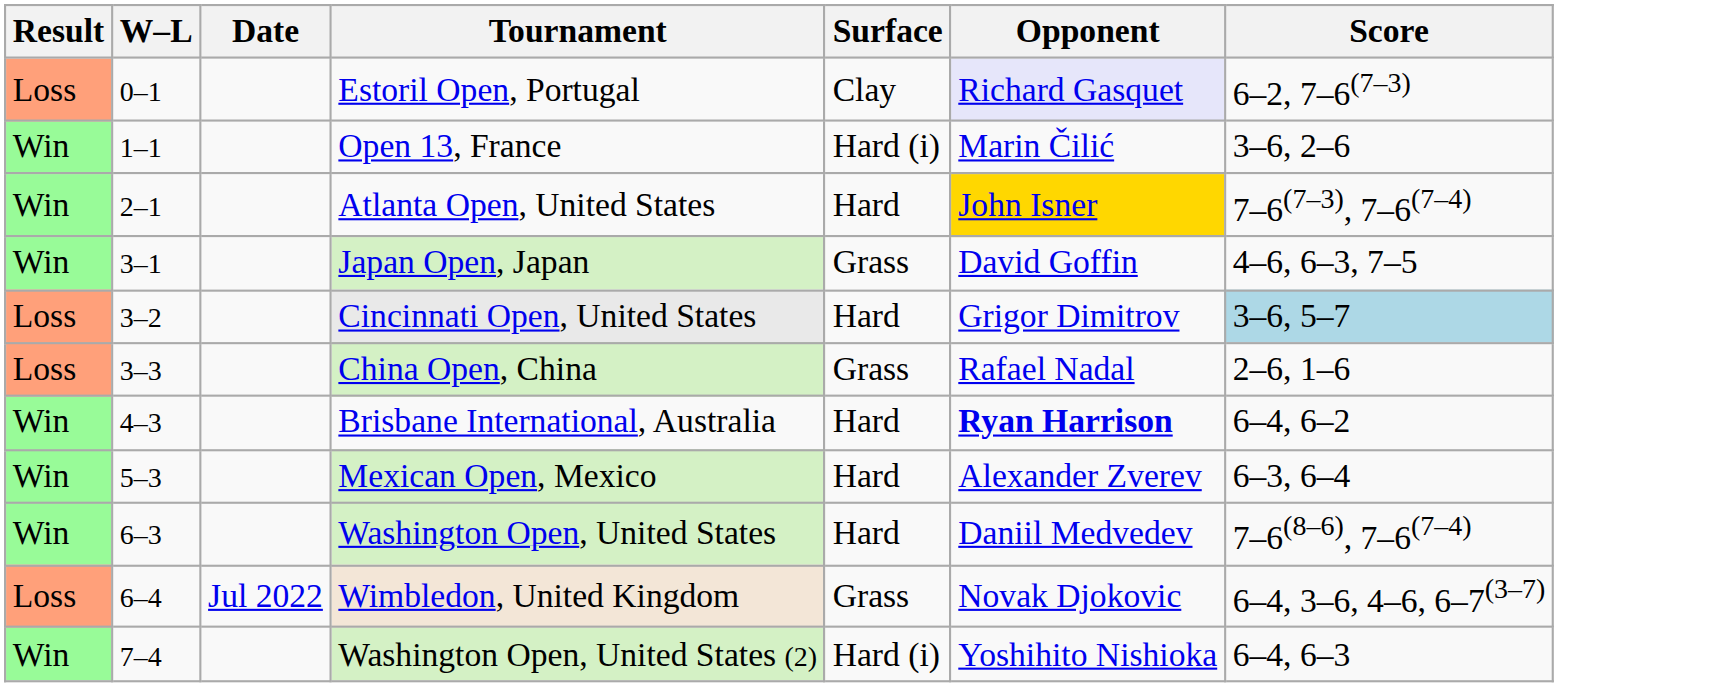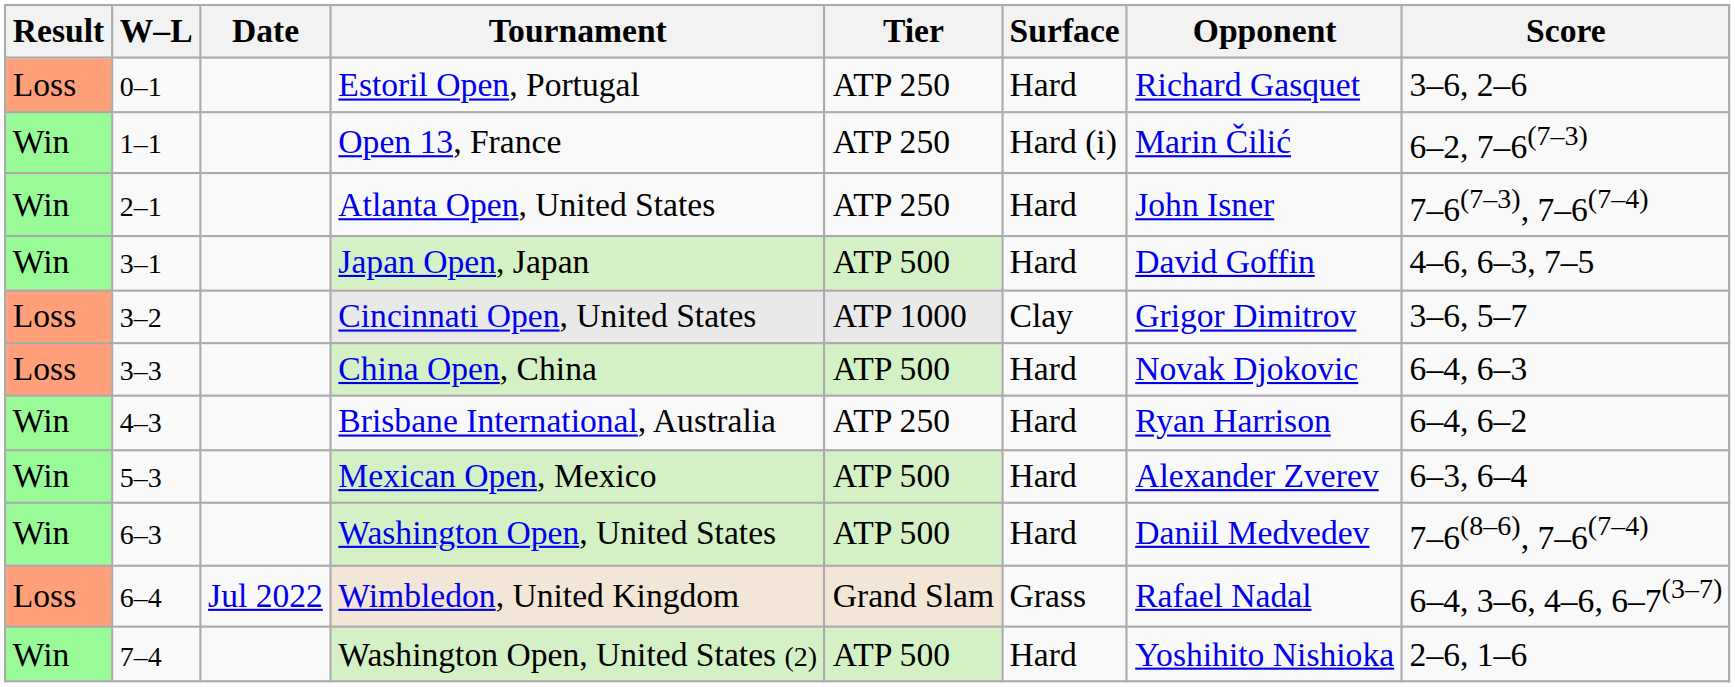+ column: (913, 31)
(864, 88) Clay -> (1043, 84) Hard
(1071, 88) lavender background -> (1248, 84) no background
(1322, 88) 6–2, 7–6(7–3) -> (1468, 84) 3–6, 2–6
(1291, 146) 3–6, 2–6 -> (1499, 142) 6–2, 7–6(7–3)
(1028, 204) gold background -> (1205, 204) no background
(871, 262) Grass -> (1043, 262) Hard
(866, 315) Hard -> (1041, 315) Clay
(1291, 315) lightblue background -> (1468, 315) no background
(871, 369) Grass -> (1043, 369) Hard
(1046, 369) Rafael Nadal -> (1247, 369) Novak Djokovic
(1291, 369) 2–6, 1–6 -> (1468, 369) 6–4, 6–3
(1066, 422) bold -> (1233, 422) normal
(1070, 595) Novak Djokovic -> (1223, 595) Rafael Nadal
(886, 653) Hard (i) -> (1043, 653) Hard
(1291, 653) 6–4, 6–3 -> (1468, 653) 2–6, 1–6
